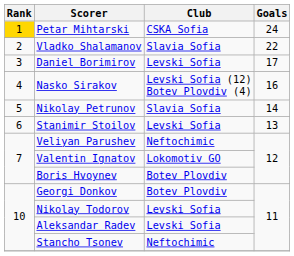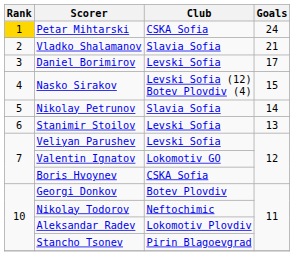(272, 46) 22 -> (272, 46) 21
(272, 86) 16 -> (272, 86) 15
(180, 142) Neftochimic -> (184, 142) Levski Sofia
(187, 175) Botev Plovdiv -> (177, 175) CSKA Sofia
(184, 209) Levski Sofia -> (180, 209) Neftochimic
(184, 225) Levski Sofia -> (199, 225) Lokomotiv Plovdiv
(180, 242) Neftochimic -> (199, 242) Pirin Blagoevgrad
